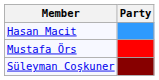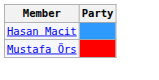- row: (61, 66)
